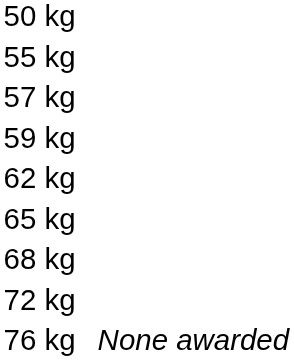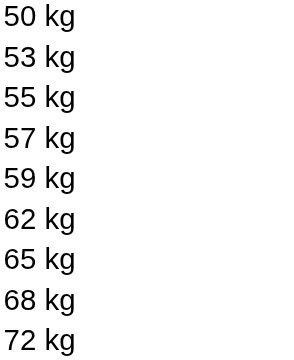+ row: (40, 57)
- row: (40, 340)
